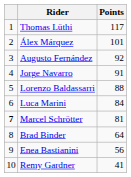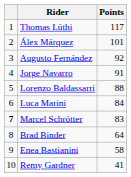(119, 119) 81 -> (119, 119) 83
(119, 149) 56 -> (119, 149) 58
